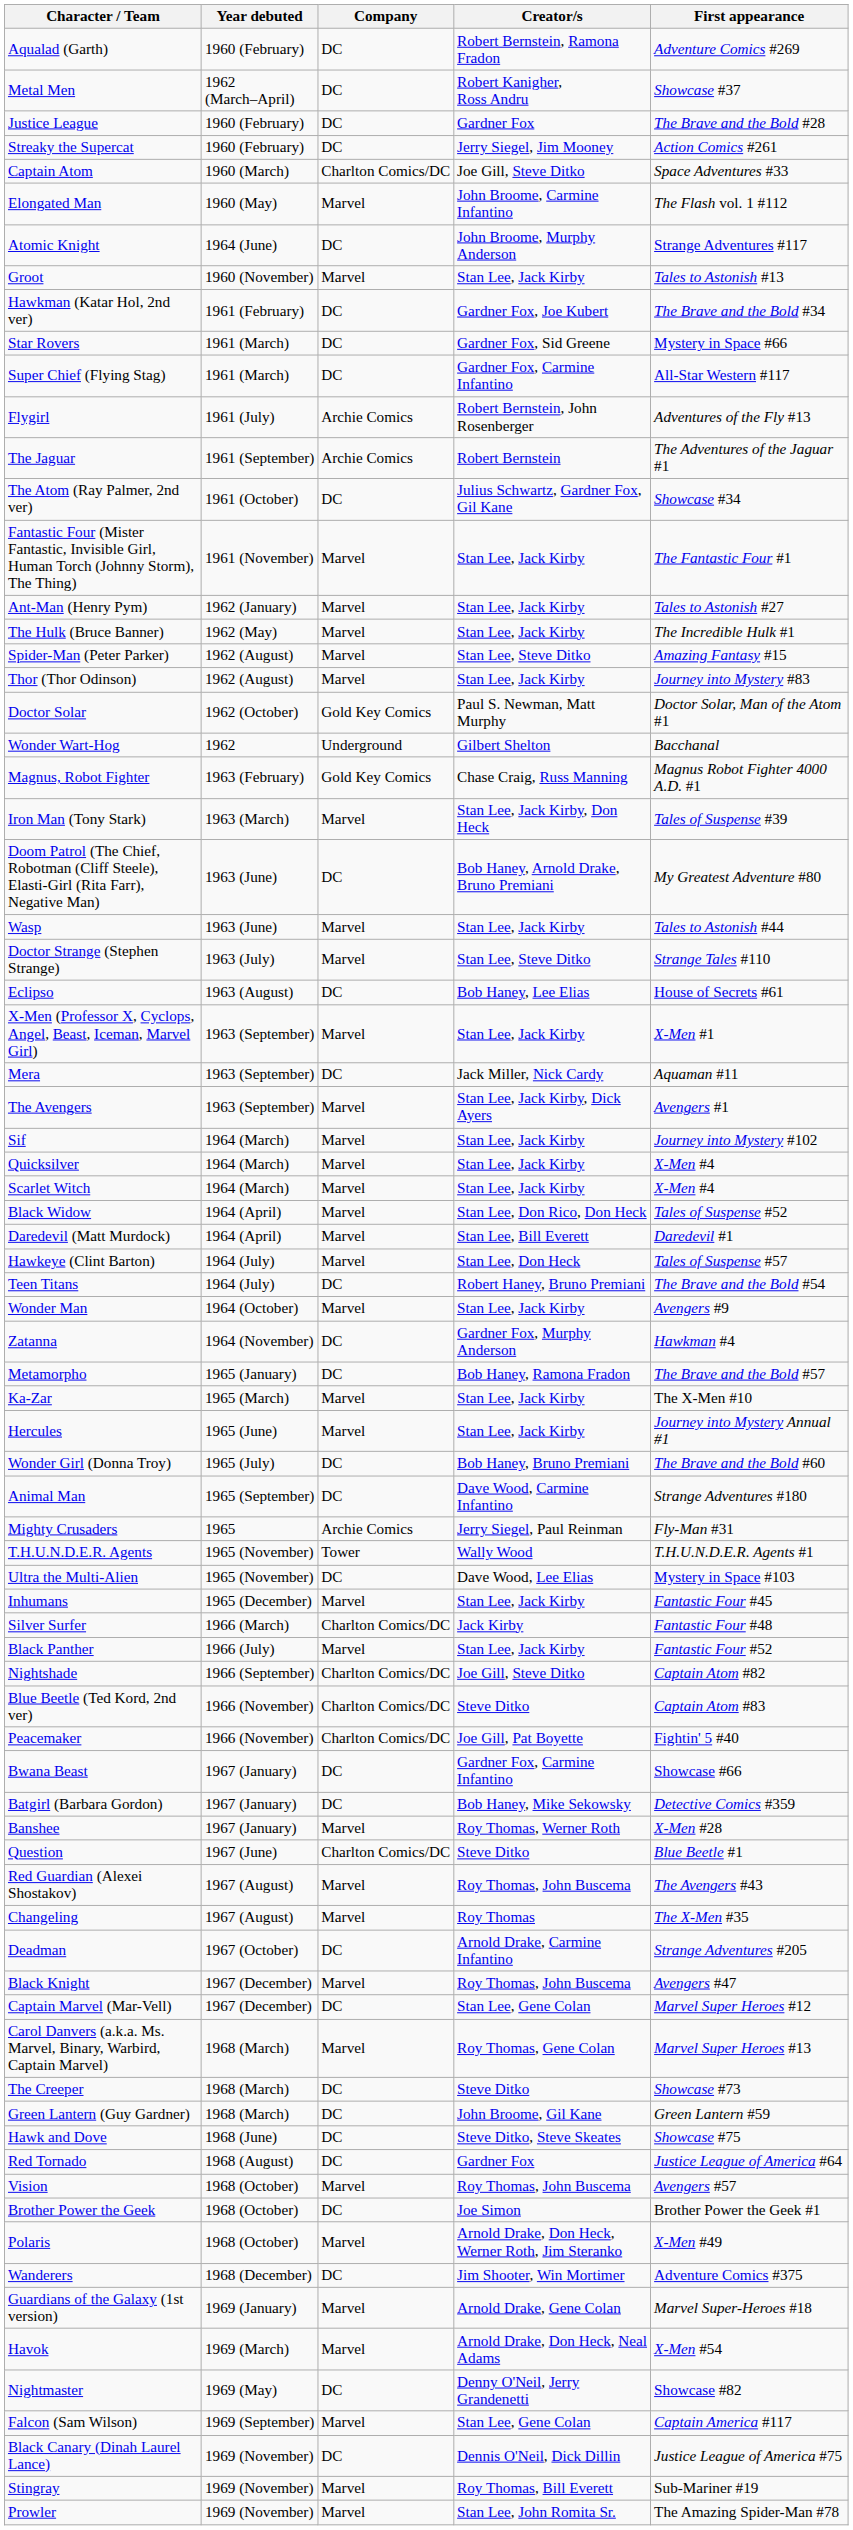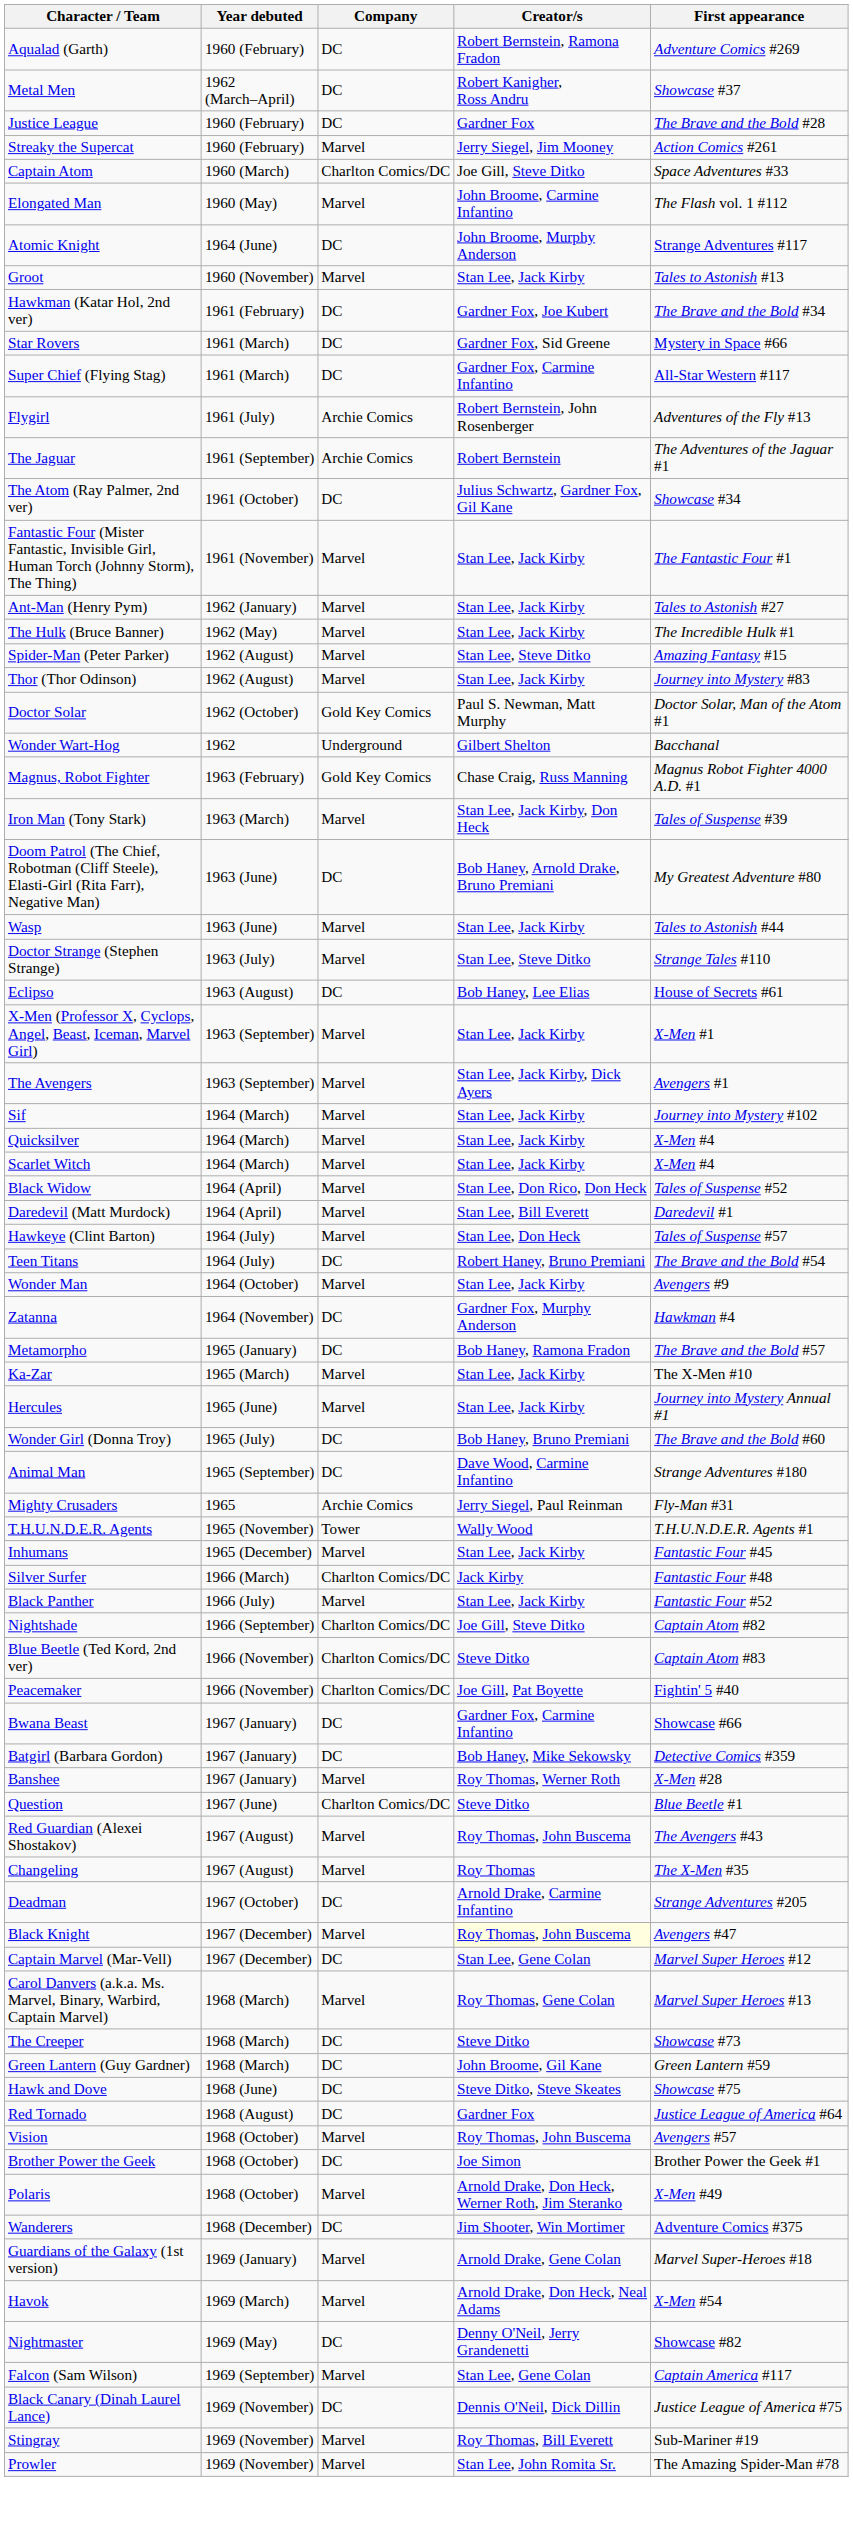(332, 147) DC -> (343, 147) Marvel
- row: (24, 1074)
- row: (73, 1577)
(544, 1982) no background -> (544, 1934) lightyellow background
